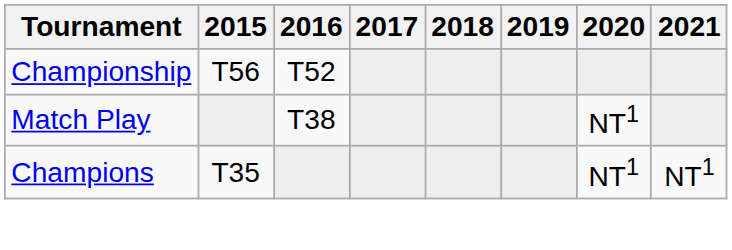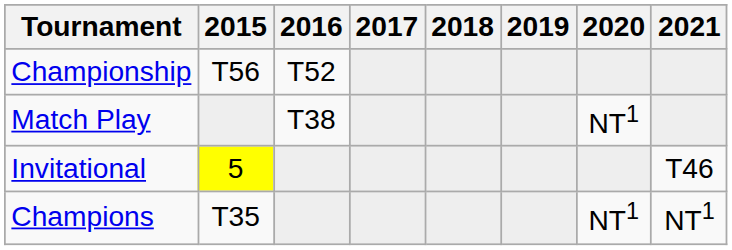+ row: (79, 168)
